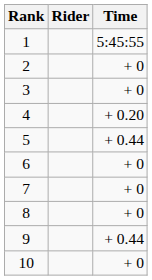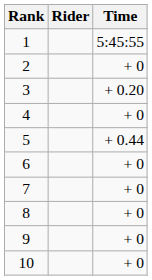(134, 90) + 0 -> (124, 90) + 0.20
(124, 115) + 0.20 -> (134, 115) + 0
(124, 238) + 0.44 -> (134, 238) + 0
